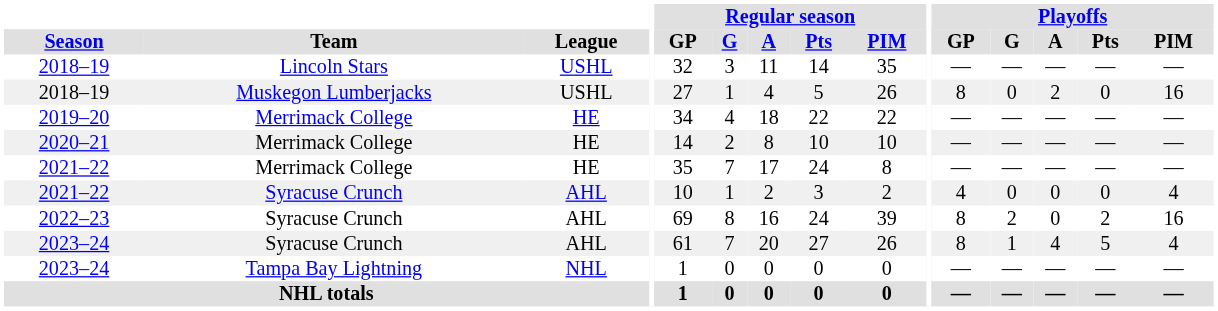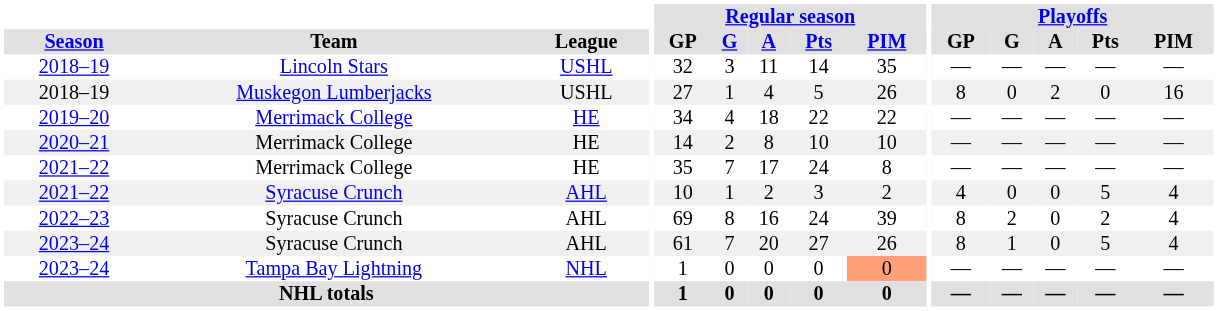(1105, 192) 0 -> (1105, 192) 5
(1174, 218) 16 -> (1174, 218) 4
(1055, 243) 4 -> (1055, 243) 0
(887, 268) no background -> (887, 268) lightsalmon background
